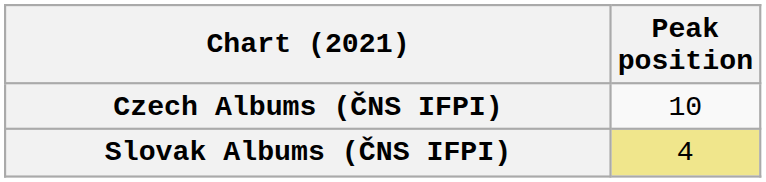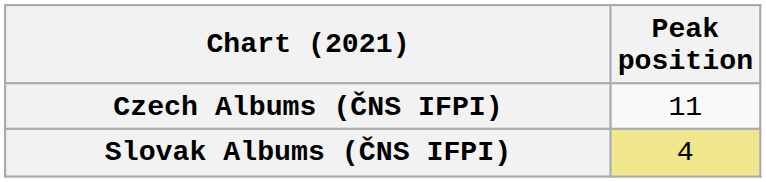(685, 107) 10 -> (685, 107) 11
